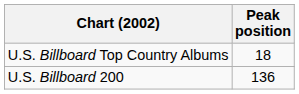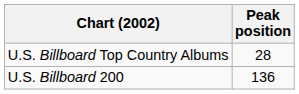(263, 54) 18 -> (263, 54) 28
